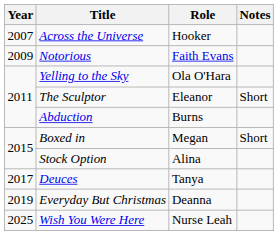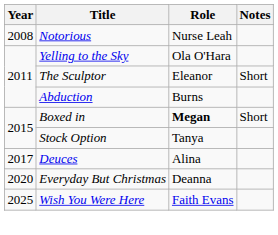- row: (91, 35)
(20, 55) 2009 -> (20, 35) 2008
(203, 55) Faith Evans -> (202, 35) Nurse Leah
(190, 138) normal -> (191, 117) bold
(186, 158) Alina -> (188, 138) Tanya
(188, 179) Tanya -> (186, 158) Alina
(20, 199) 2019 -> (20, 179) 2020
(202, 220) Nurse Leah -> (203, 199) Faith Evans
